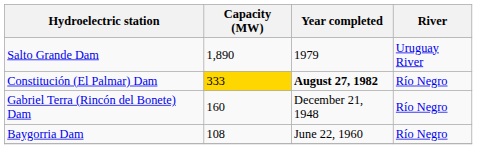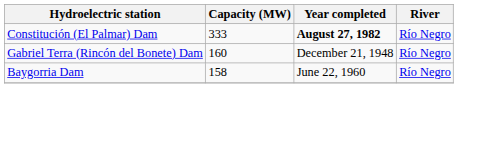- row: (53, 54)
(216, 81) gold background -> (218, 33) no background
(216, 134) 108 -> (218, 72) 158
